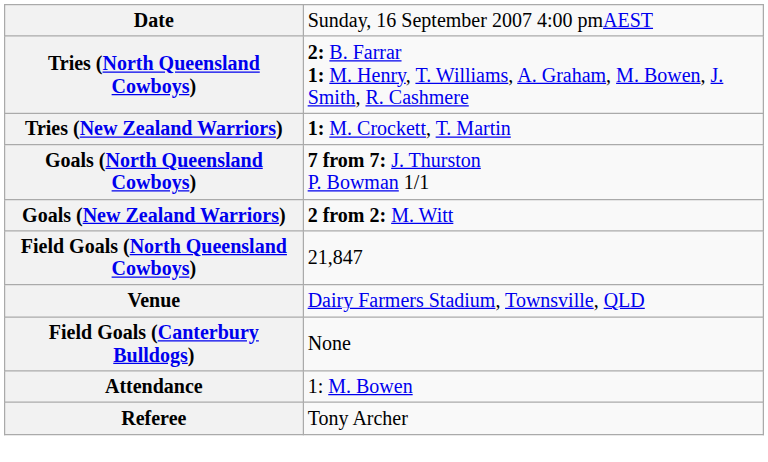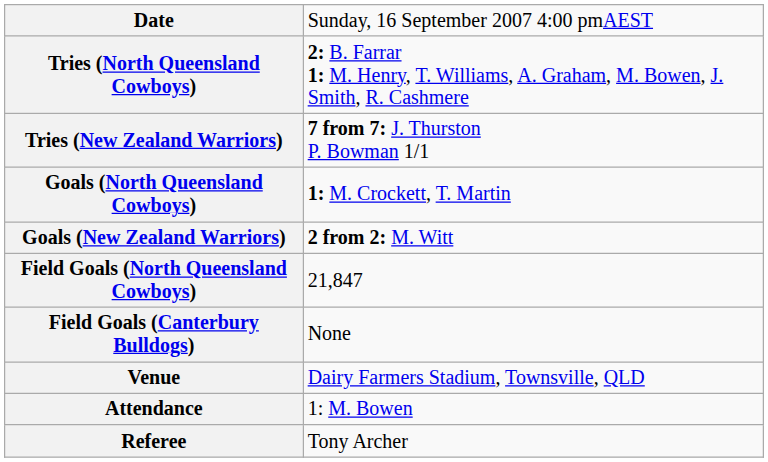(409, 128) 1: M. Crockett, T. Martin -> (394, 140) 7 from 7: J. Thurston P. Bowman 1/1
(394, 171) 7 from 7: J. Thurston P. Bowman 1/1 -> (409, 194) 1: M. Crockett, T. Martin
rows swapped: (154, 343) <-> (154, 300)
